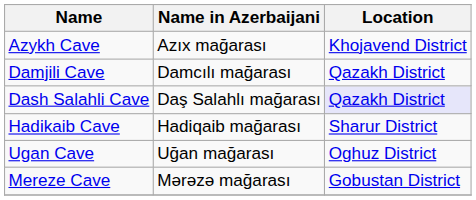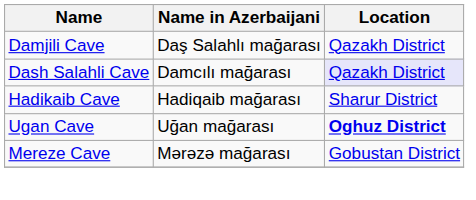- row: (54, 45)
(224, 72) Damcılı mağarası -> (239, 45) Daş Salahlı mağarası
(239, 99) Daş Salahlı mağarası -> (224, 72) Damcılı mağarası
(383, 153) normal -> (387, 126) bold
